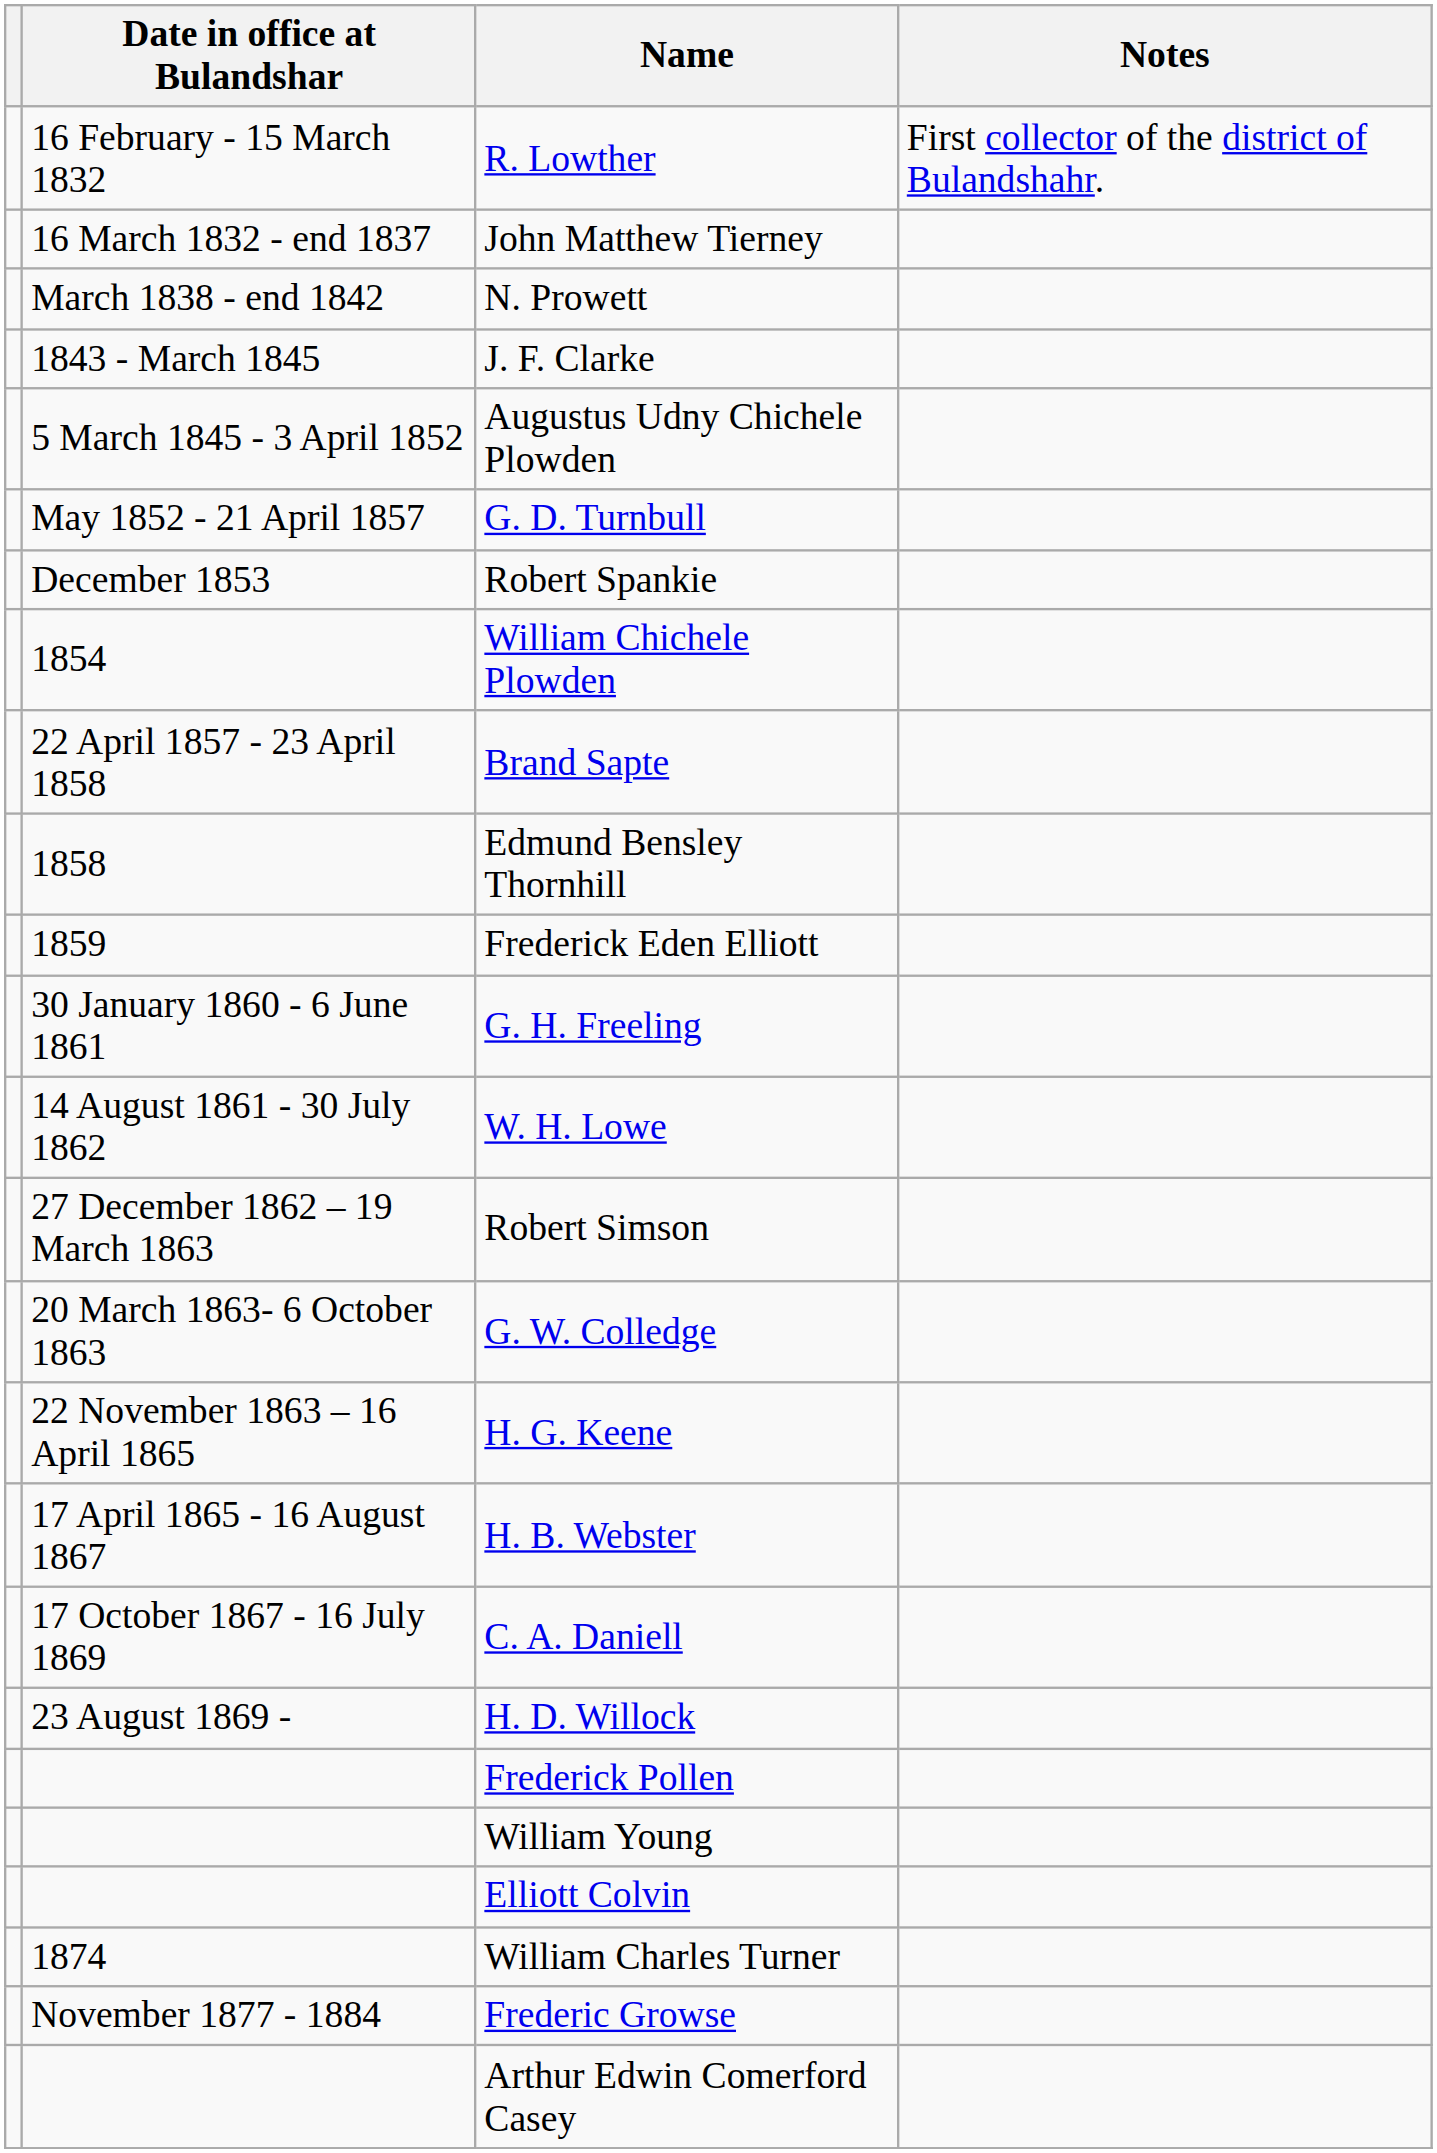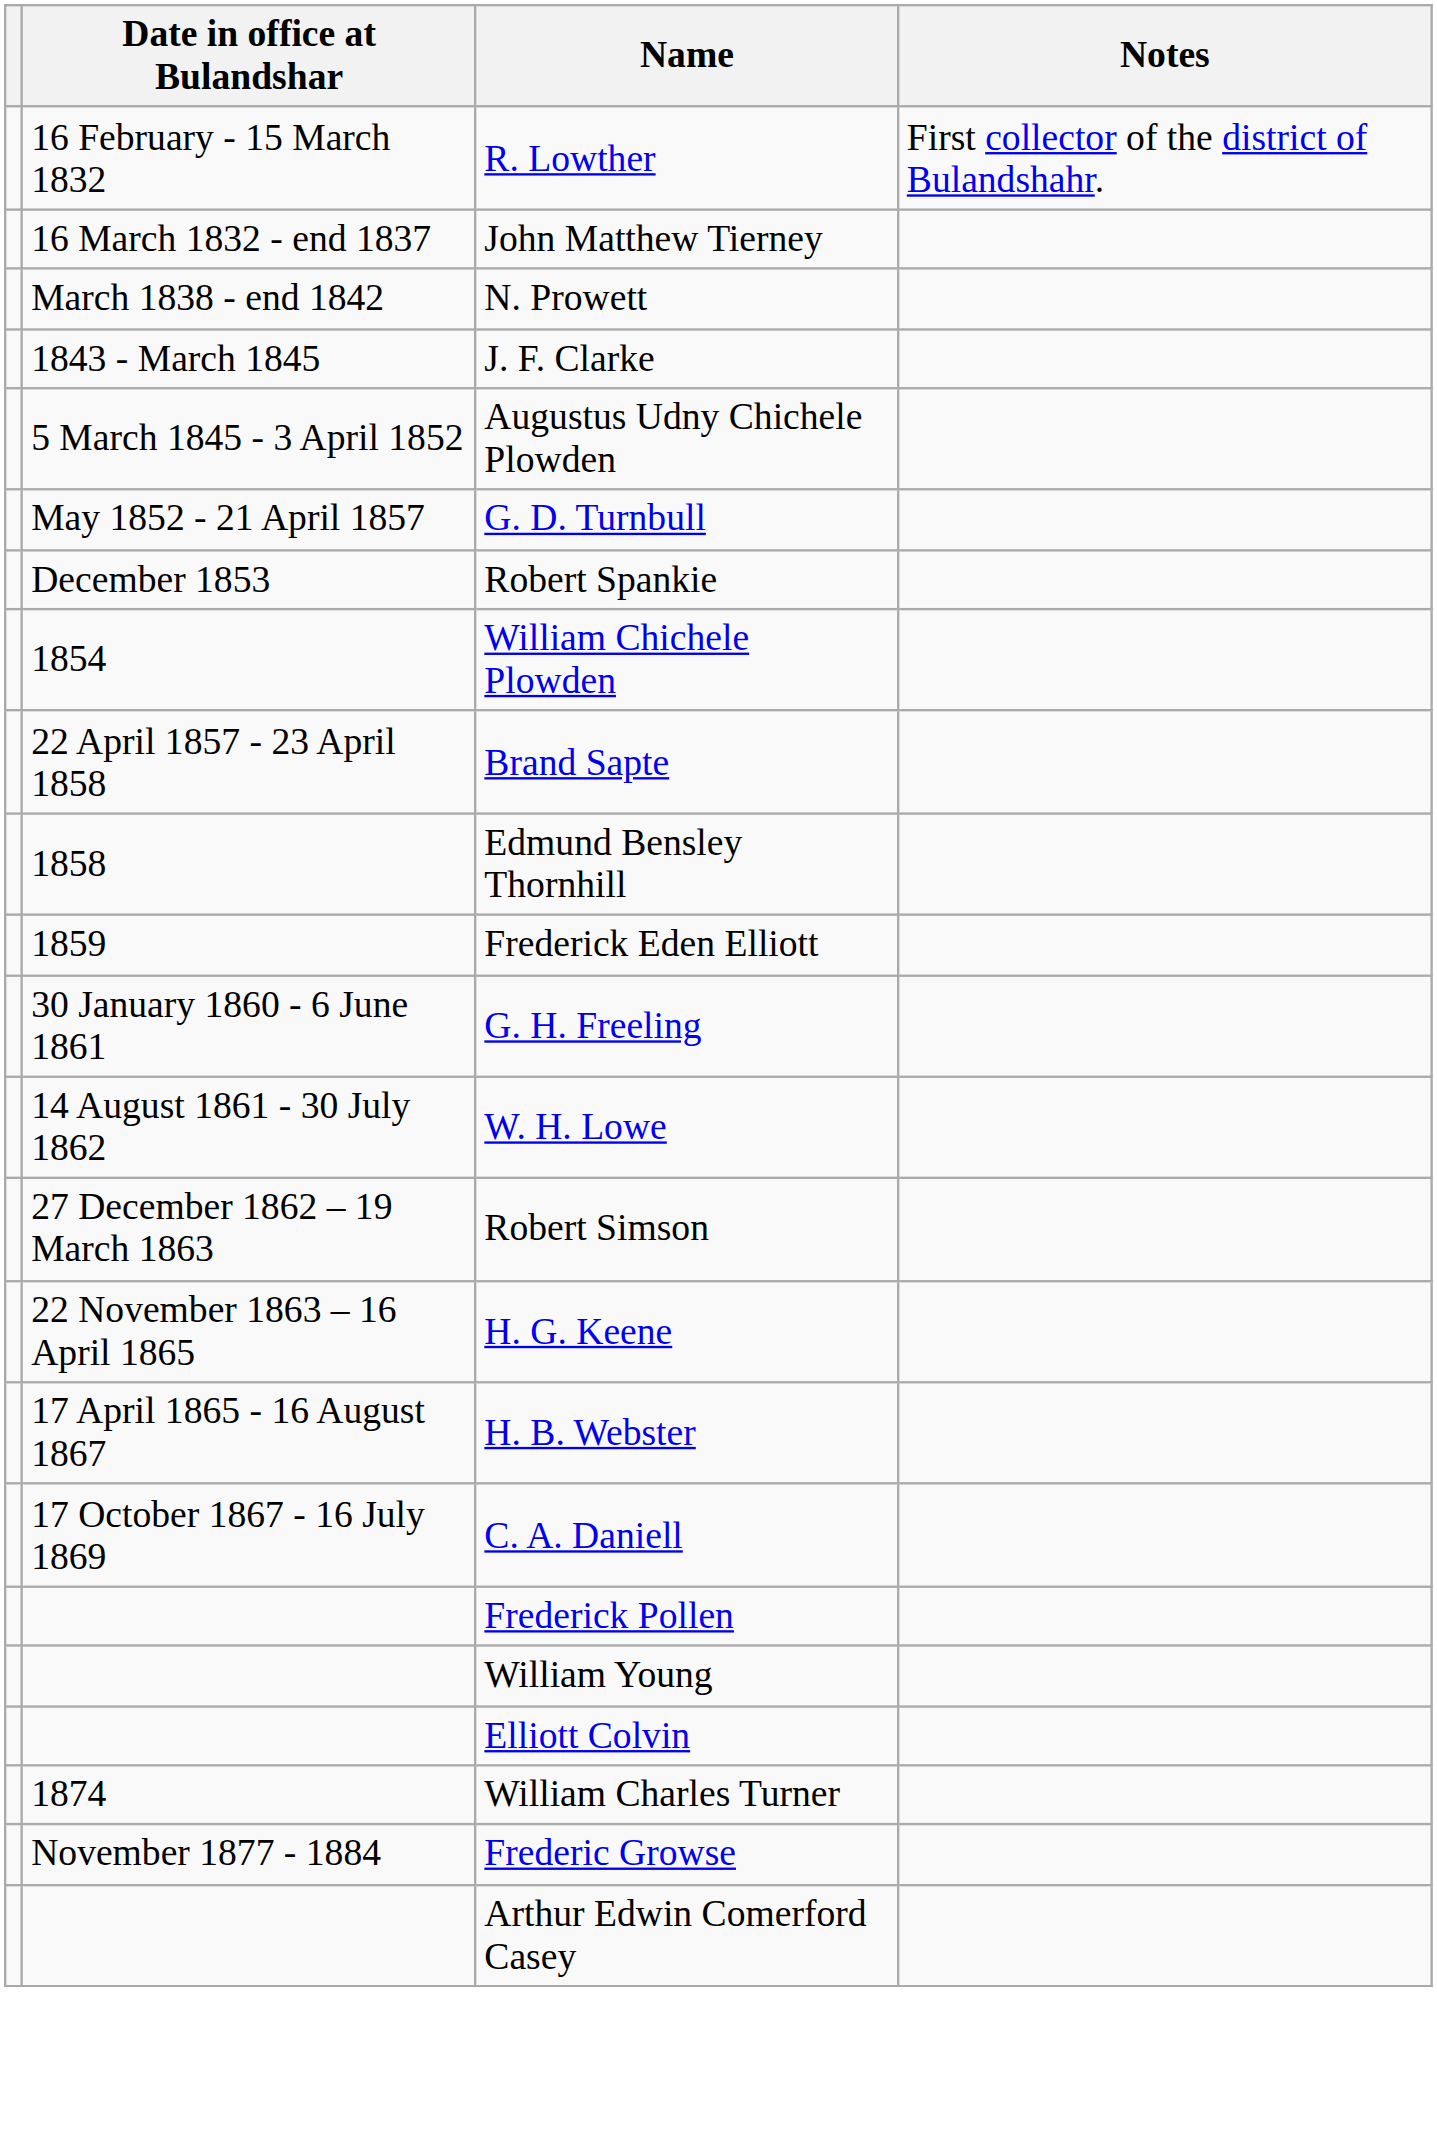- row: (600, 1330)
- row: (590, 1717)
